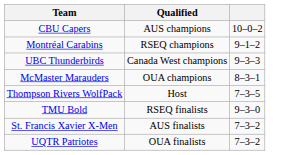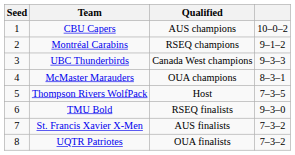+ column: (17, 12)
